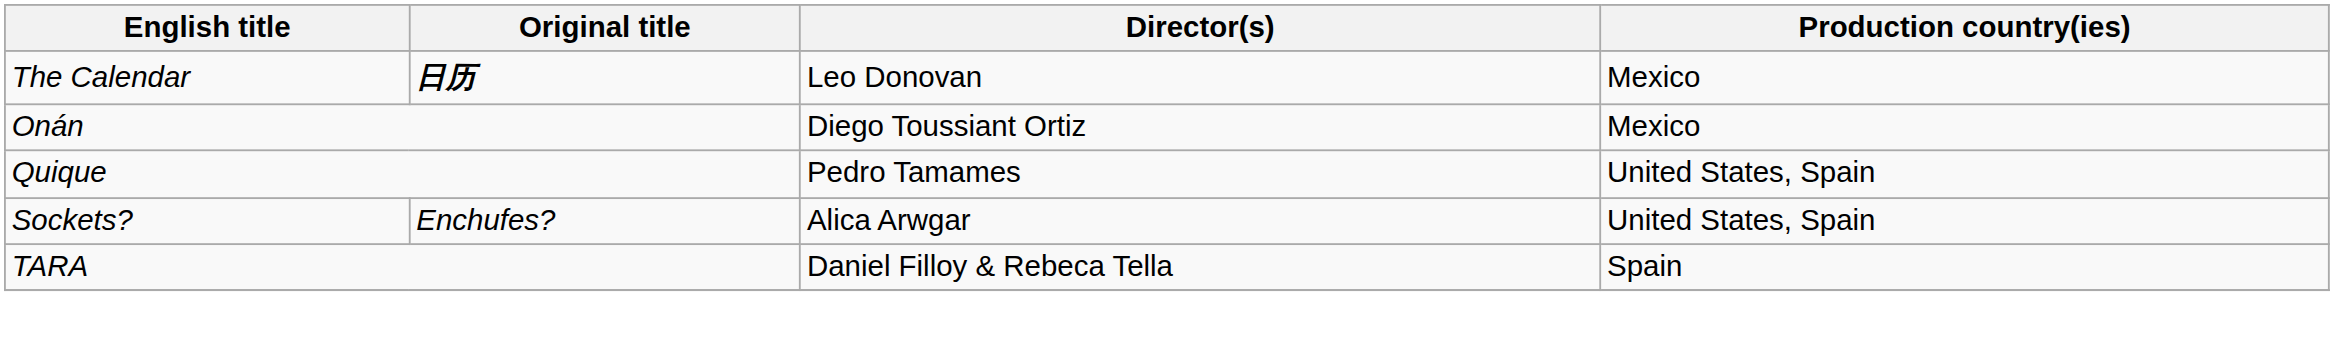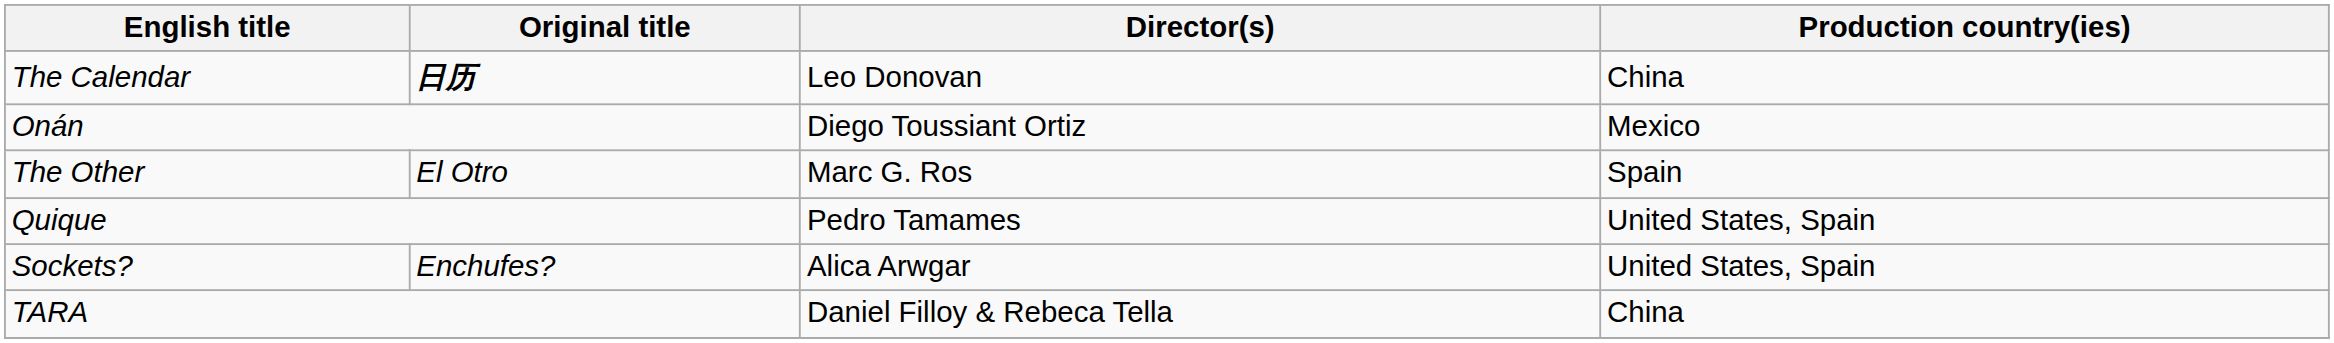(1654, 77) Mexico -> (1646, 77) China
+ row: (78, 173)
(1645, 266) Spain -> (1646, 313) China
